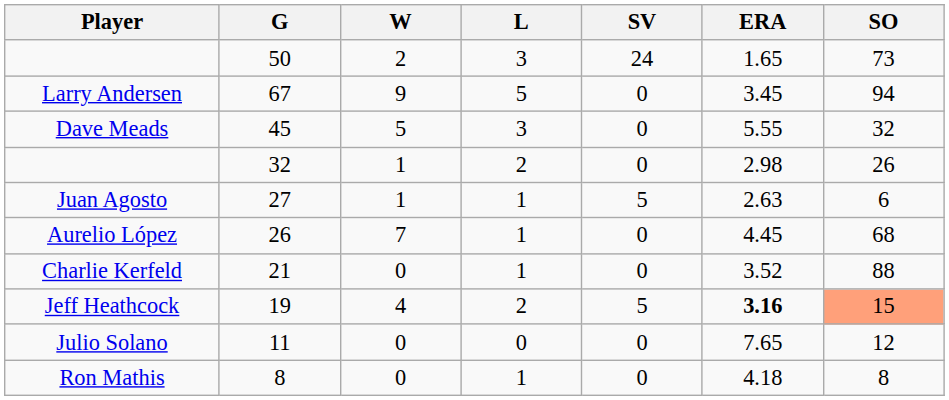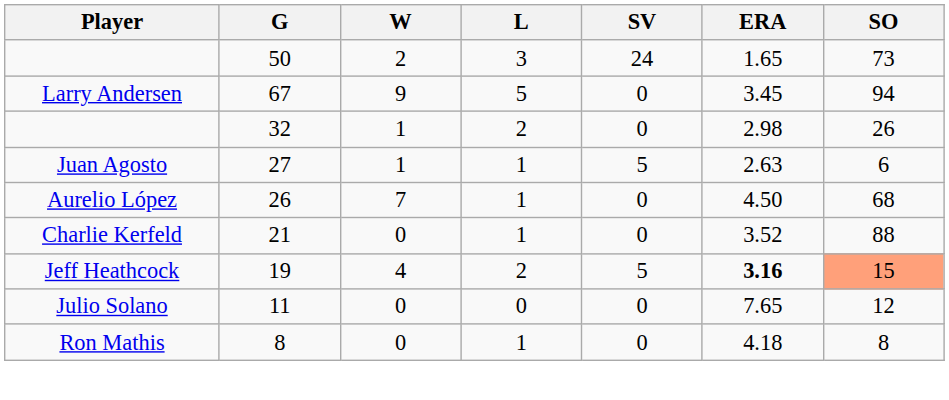- row: (112, 128)
(763, 235) 4.45 -> (763, 199) 4.50
